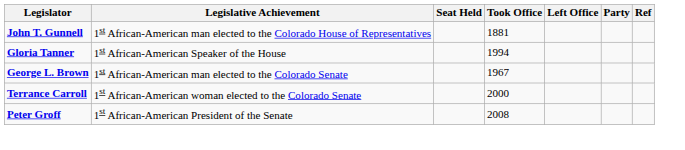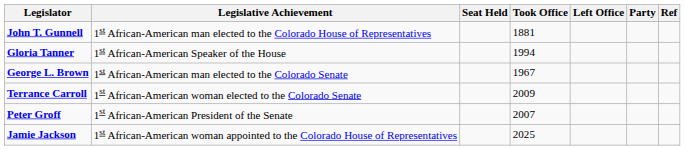(498, 93) 2000 -> (524, 93) 2009
(498, 114) 2008 -> (524, 114) 2007
+ row: (41, 134)
